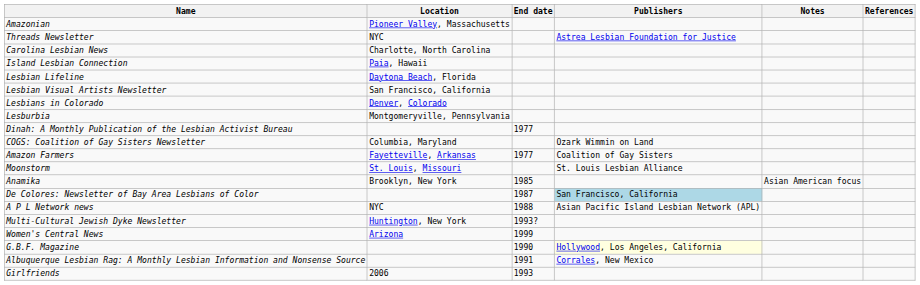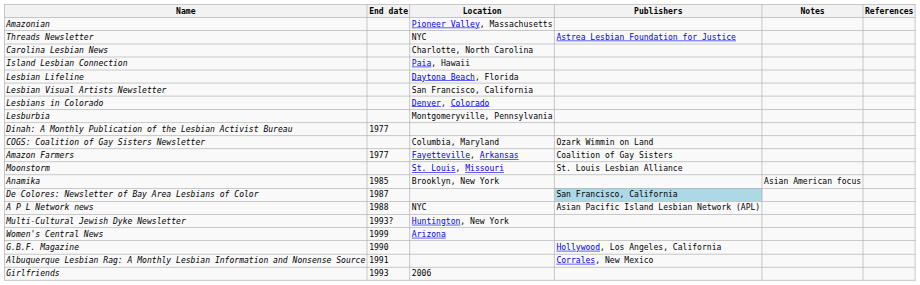columns swapped: (533, 11) <-> (440, 11)
(639, 247) lightyellow background -> (639, 247) no background
